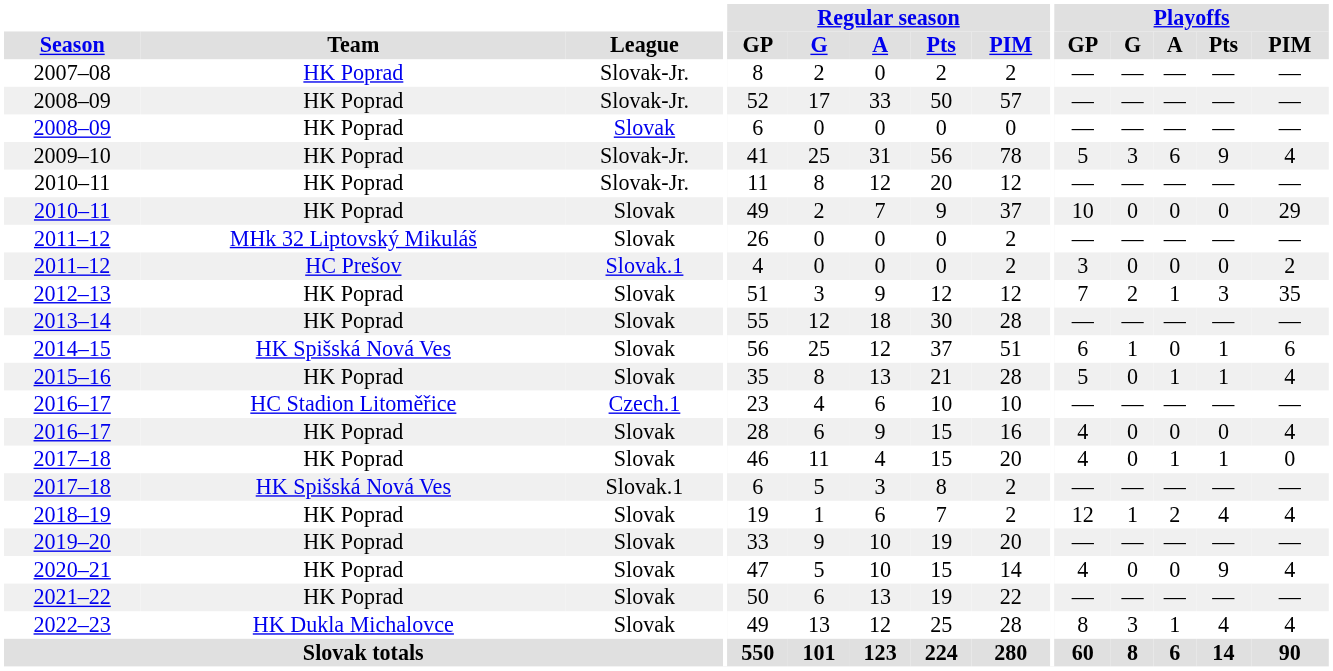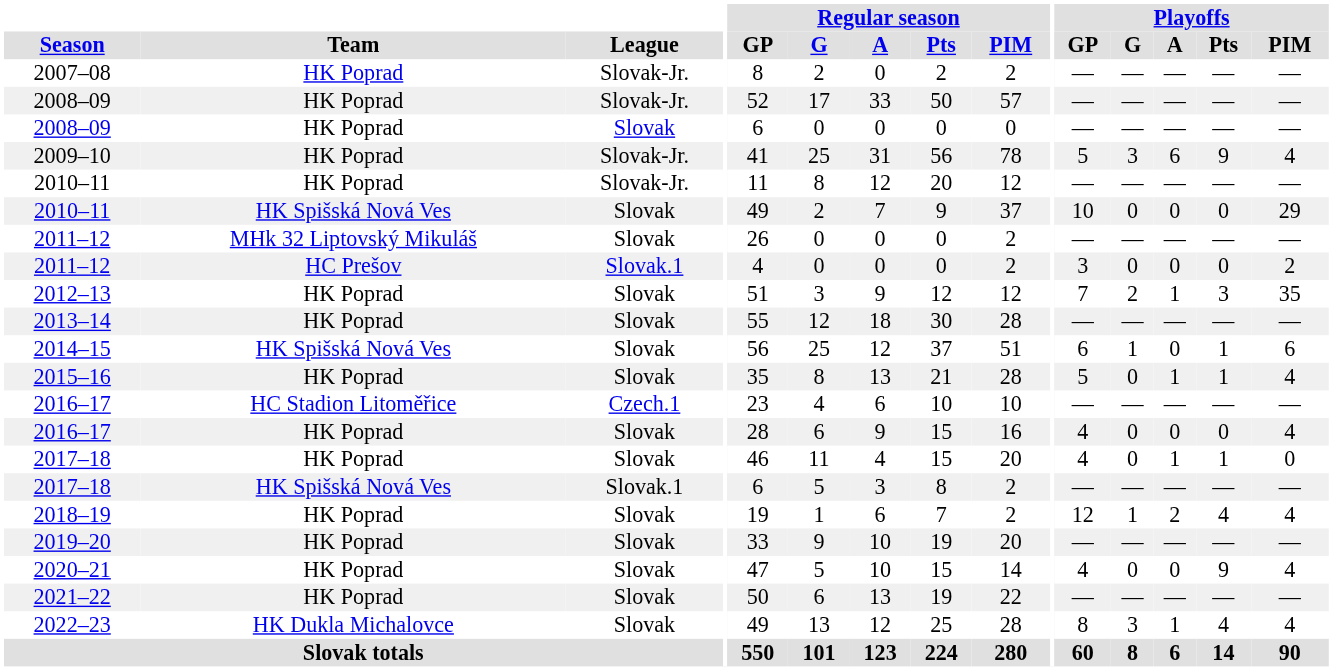(353, 210) HK Poprad -> (353, 210) HK Spišská Nová Ves
